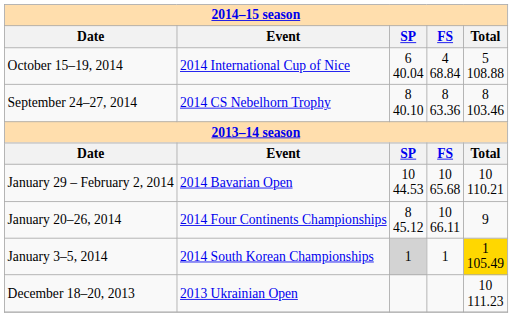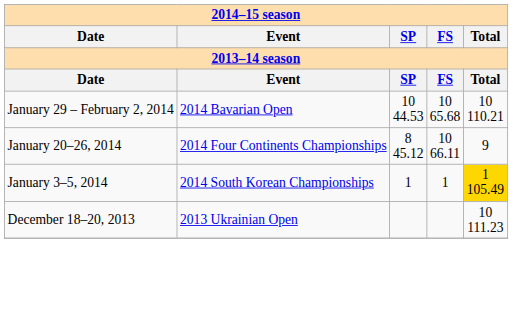- row: (65, 66)
- row: (72, 102)
(408, 256) lightgrey background -> (408, 182) no background
